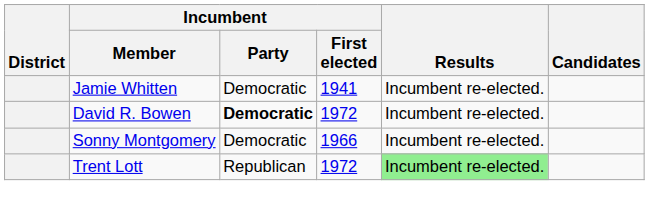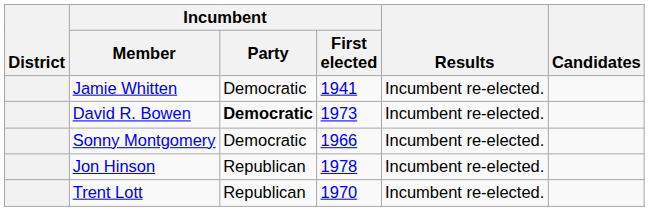(339, 114) 1972 -> (339, 114) 1973
+ row: (114, 166)
(339, 166) 1972 -> (339, 192) 1970
(465, 166) lightgreen background -> (465, 192) no background
